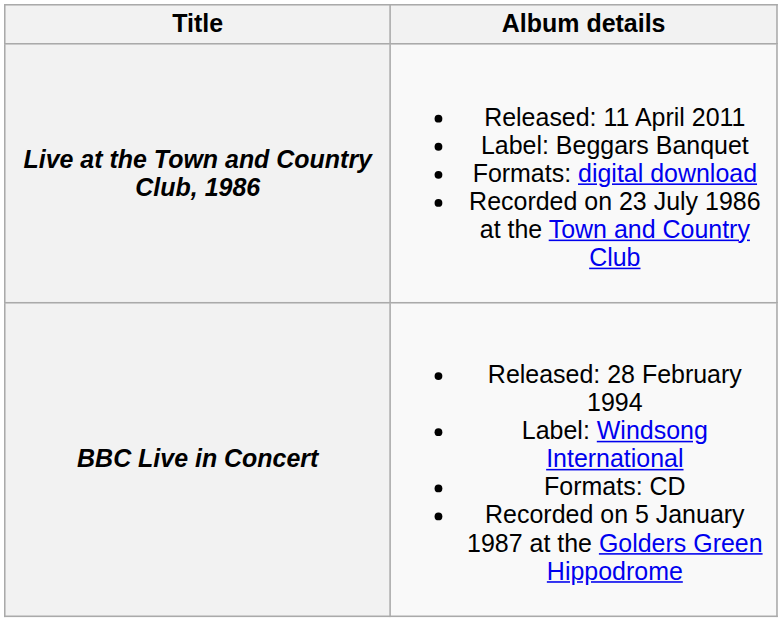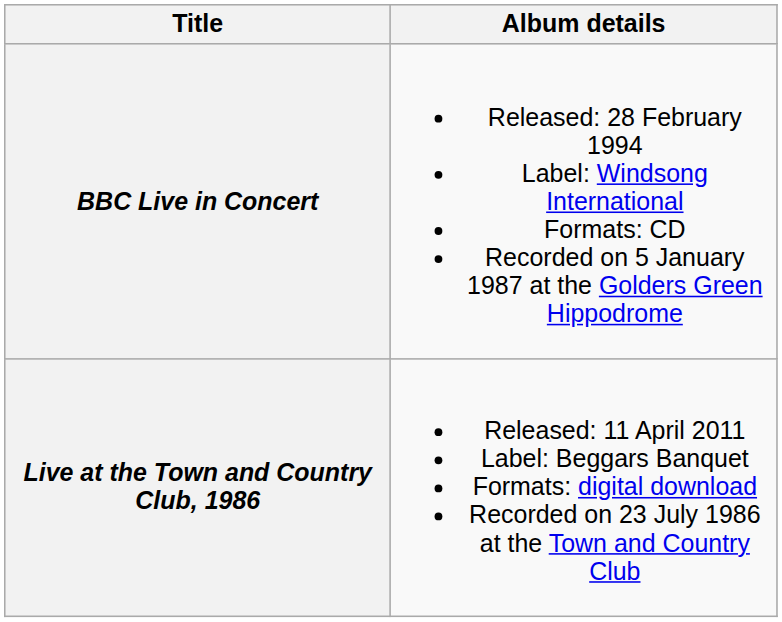rows swapped: (198, 459) <-> (198, 173)
